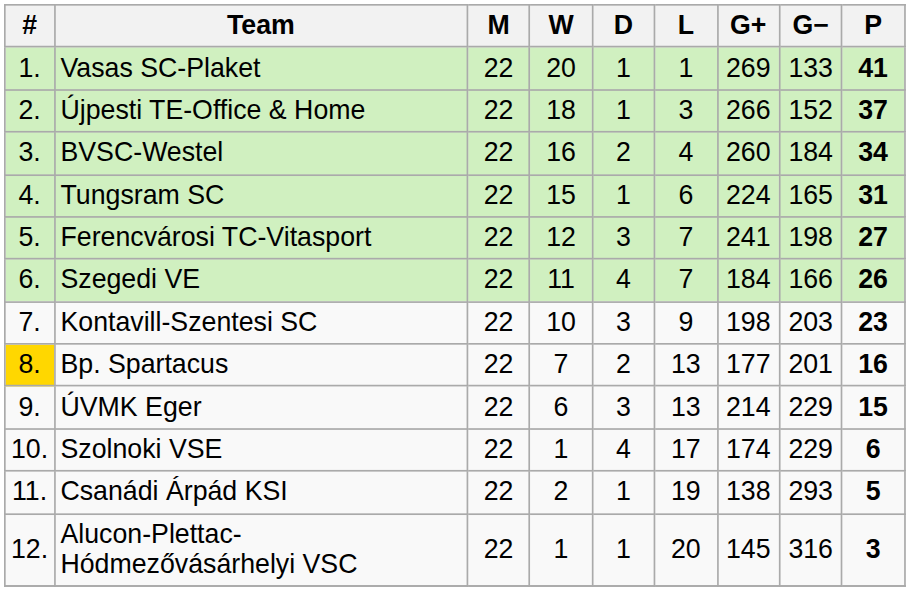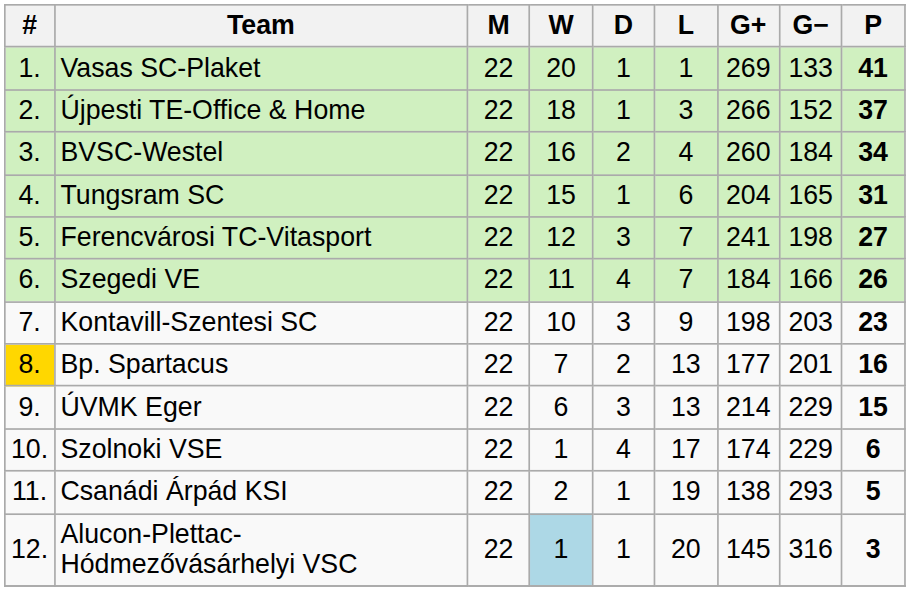(748, 195) 224 -> (748, 195) 204
(561, 549) no background -> (561, 549) lightblue background
